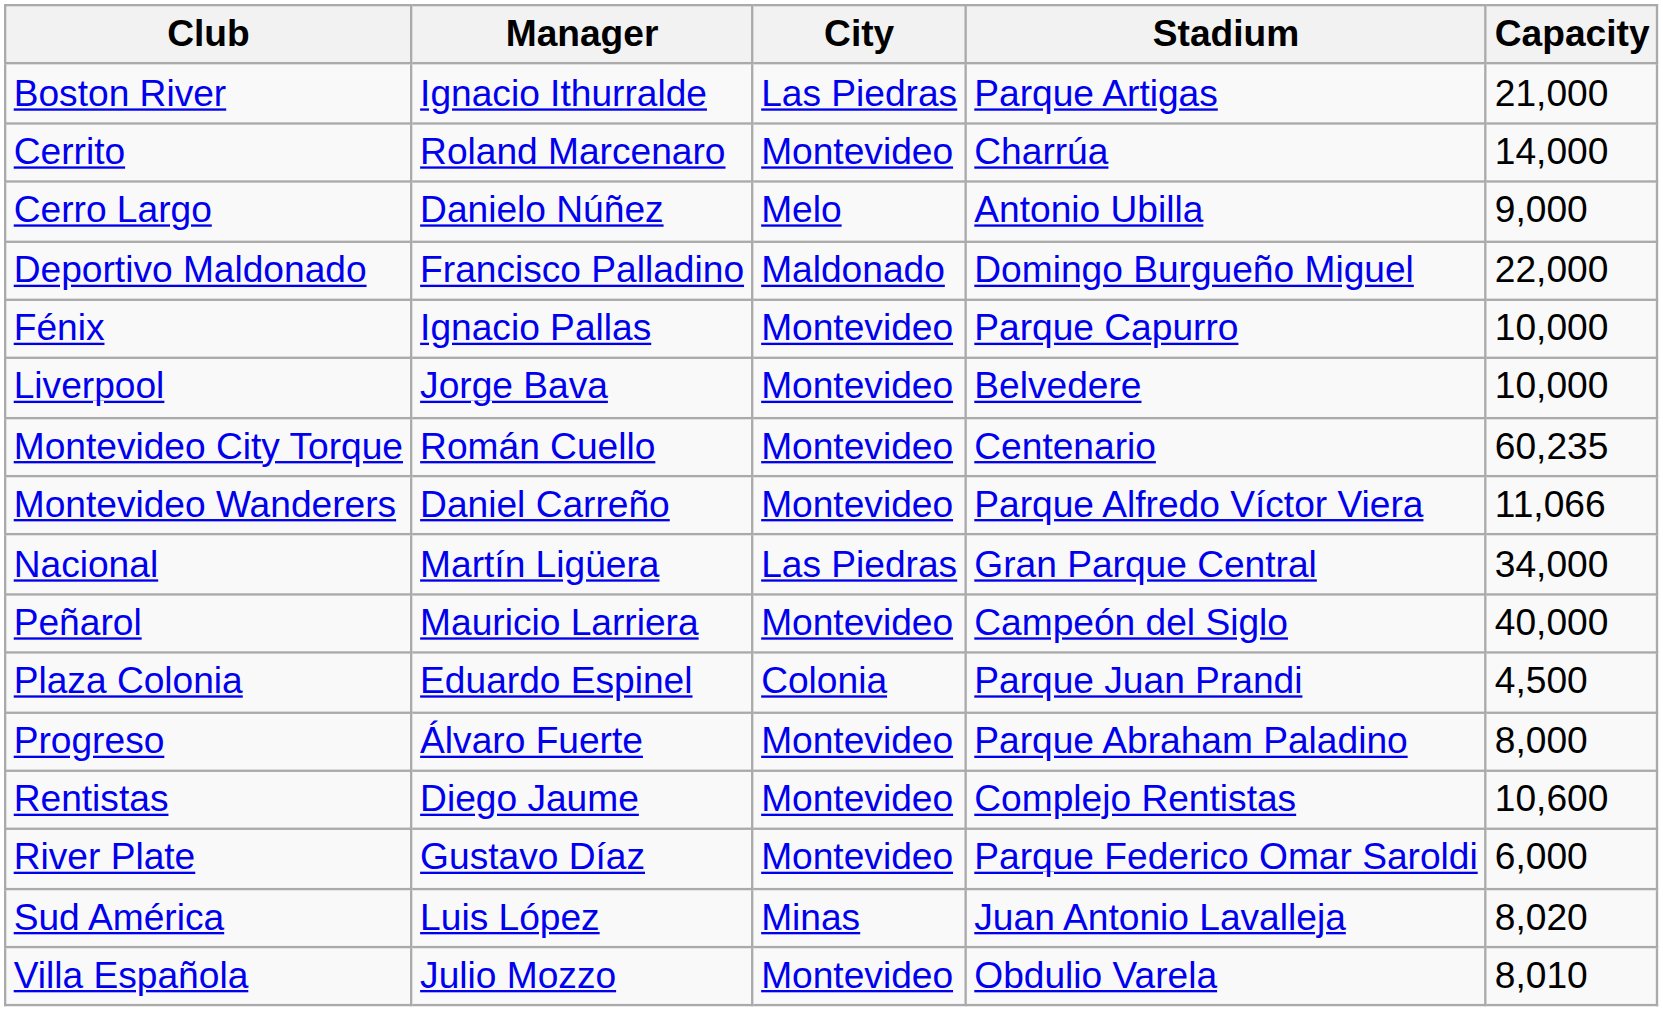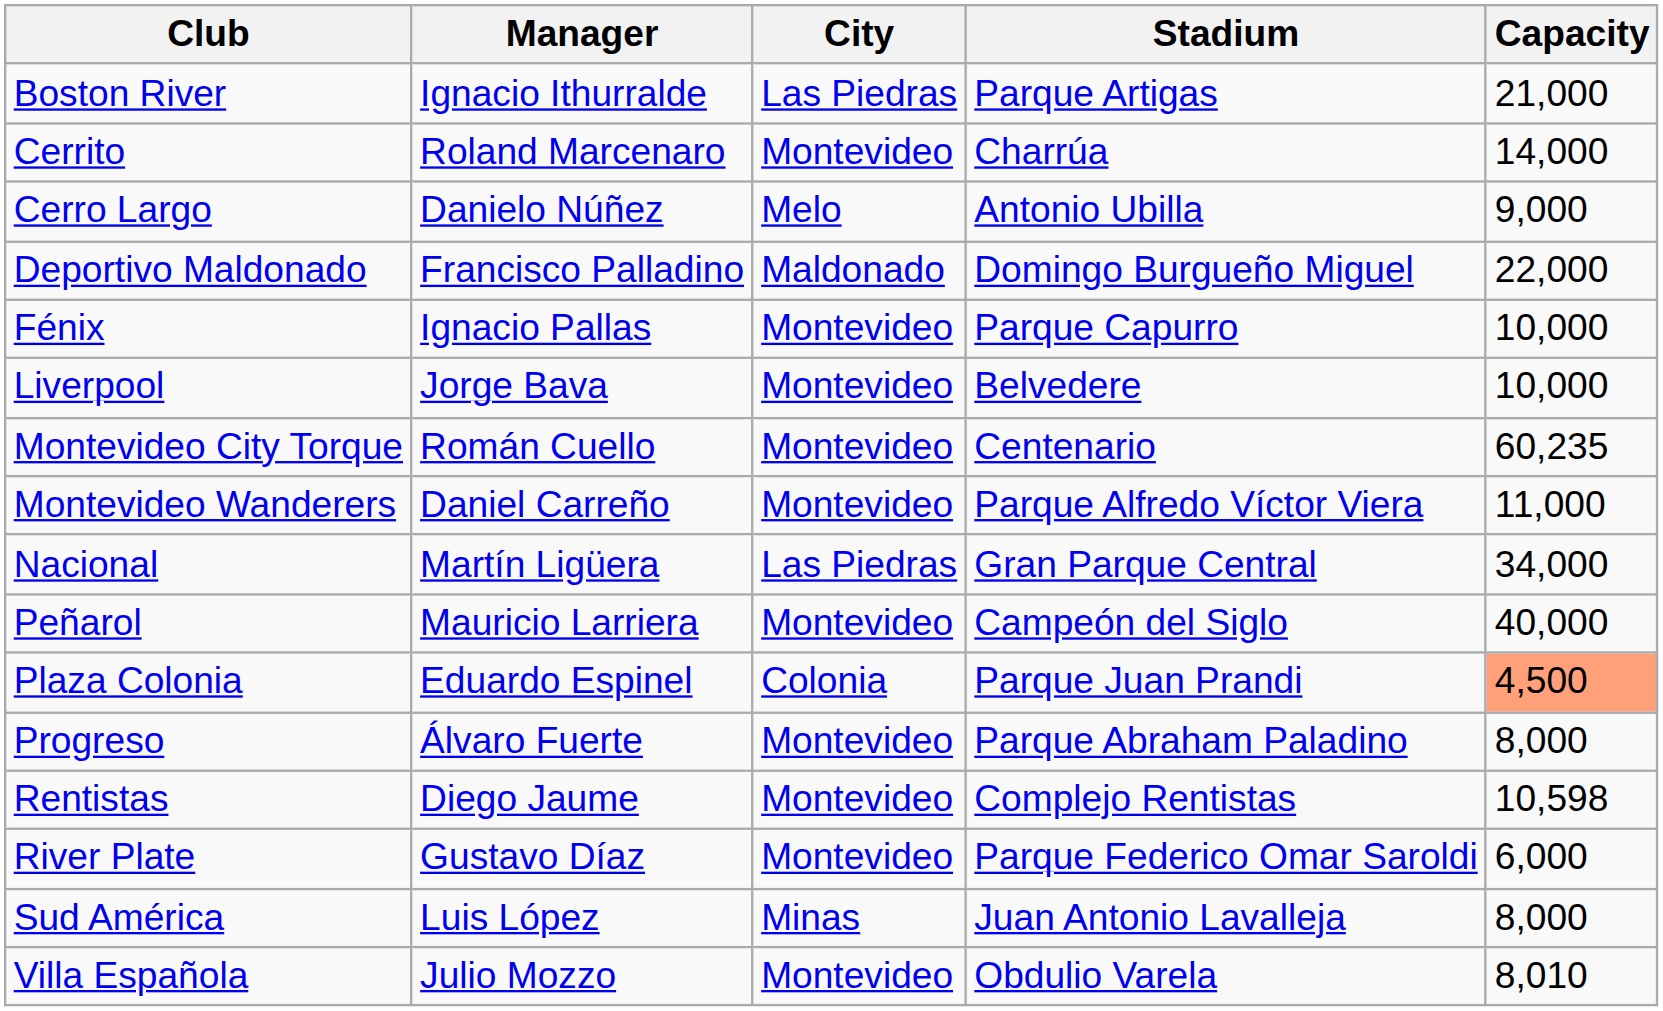(1550, 504) 11,066 -> (1550, 504) 11,000
(1541, 681) no background -> (1541, 681) lightsalmon background
(1552, 799) 10,600 -> (1552, 799) 10,598
(1541, 916) 8,020 -> (1541, 916) 8,000
